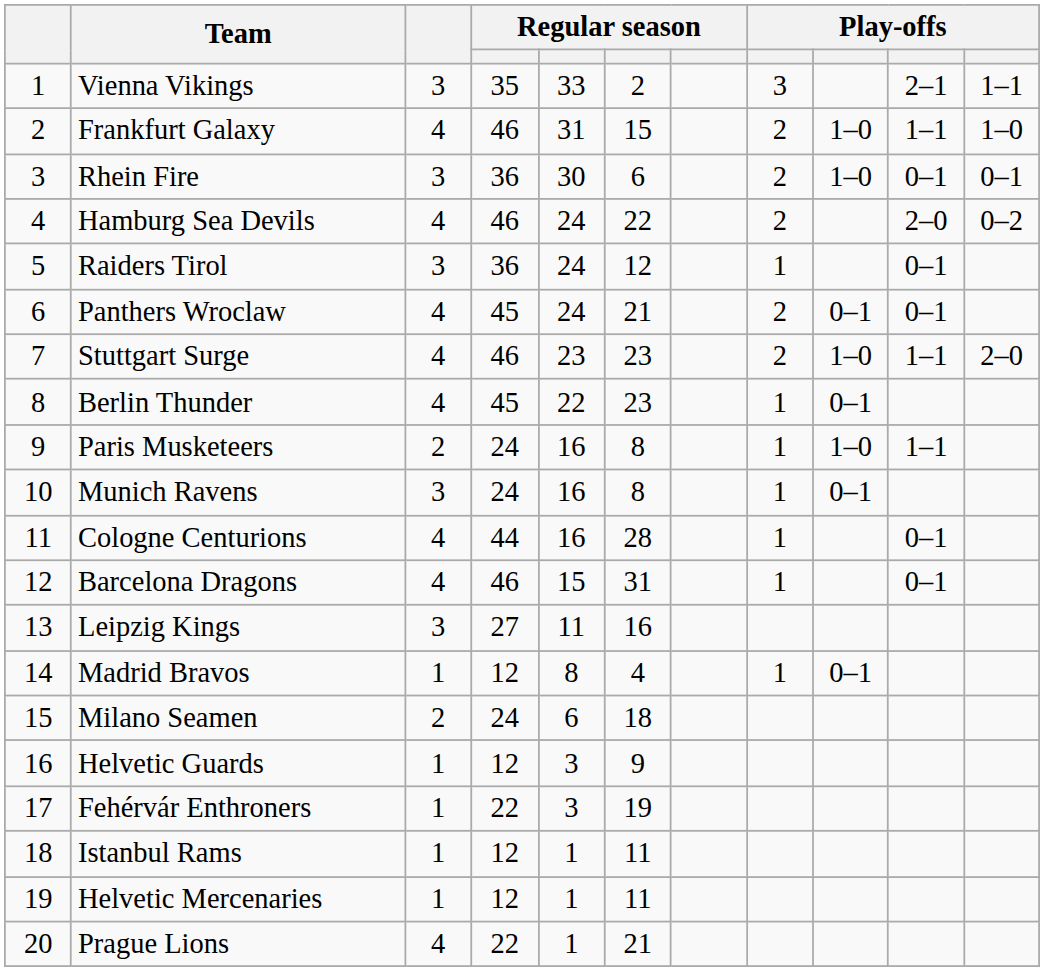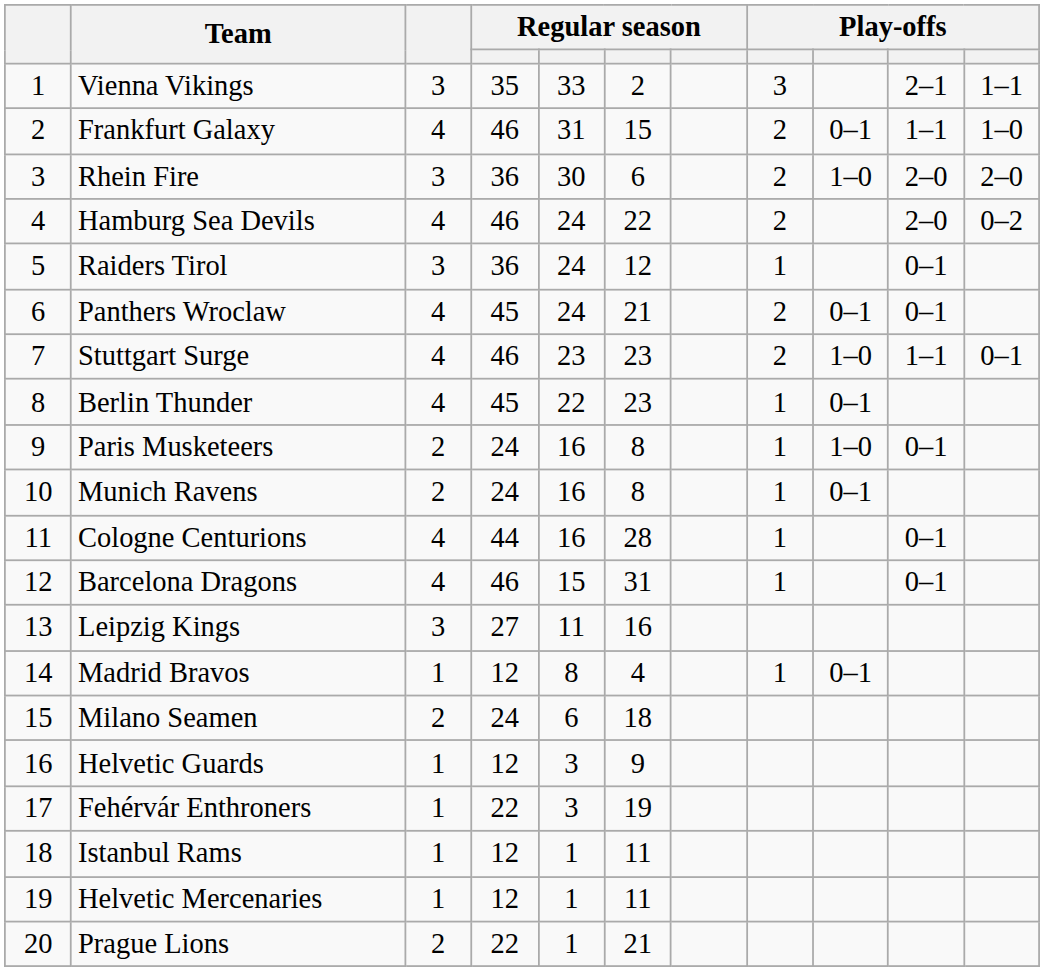(851, 130) 1–0 -> (851, 130) 0–1
(926, 175) 0–1 -> (926, 175) 2–0
(1002, 175) 0–1 -> (1002, 175) 2–0
(1002, 356) 2–0 -> (1002, 356) 0–1
(926, 446) 1–1 -> (926, 446) 0–1
(438, 491) 3 -> (438, 491) 2
(438, 943) 4 -> (438, 943) 2
